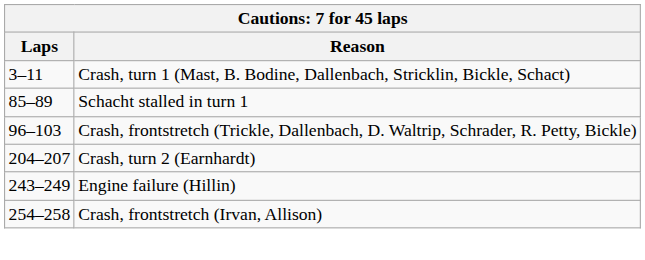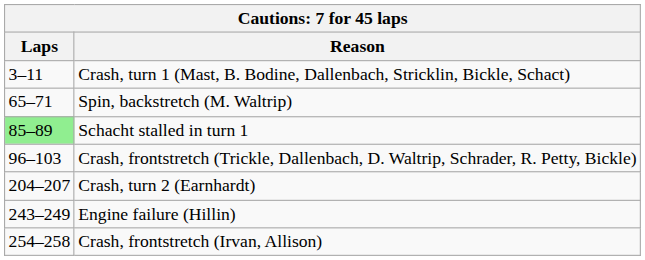+ row: (185, 102)
(31, 102) no background -> (31, 130) lightgreen background
